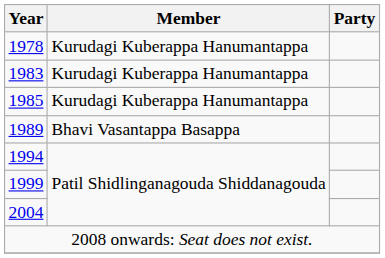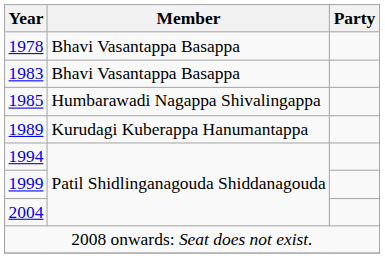(180, 45) Kurudagi Kuberappa Hanumantappa -> (146, 45) Bhavi Vasantappa Basappa
(180, 73) Kurudagi Kuberappa Hanumantappa -> (146, 73) Bhavi Vasantappa Basappa
(180, 101) Kurudagi Kuberappa Hanumantappa -> (186, 101) Humbarawadi Nagappa Shivalingappa
(146, 128) Bhavi Vasantappa Basappa -> (180, 128) Kurudagi Kuberappa Hanumantappa
